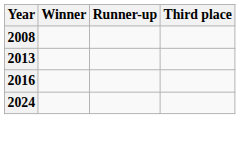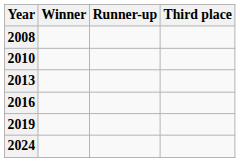+ row: (21, 59)
+ row: (21, 124)
